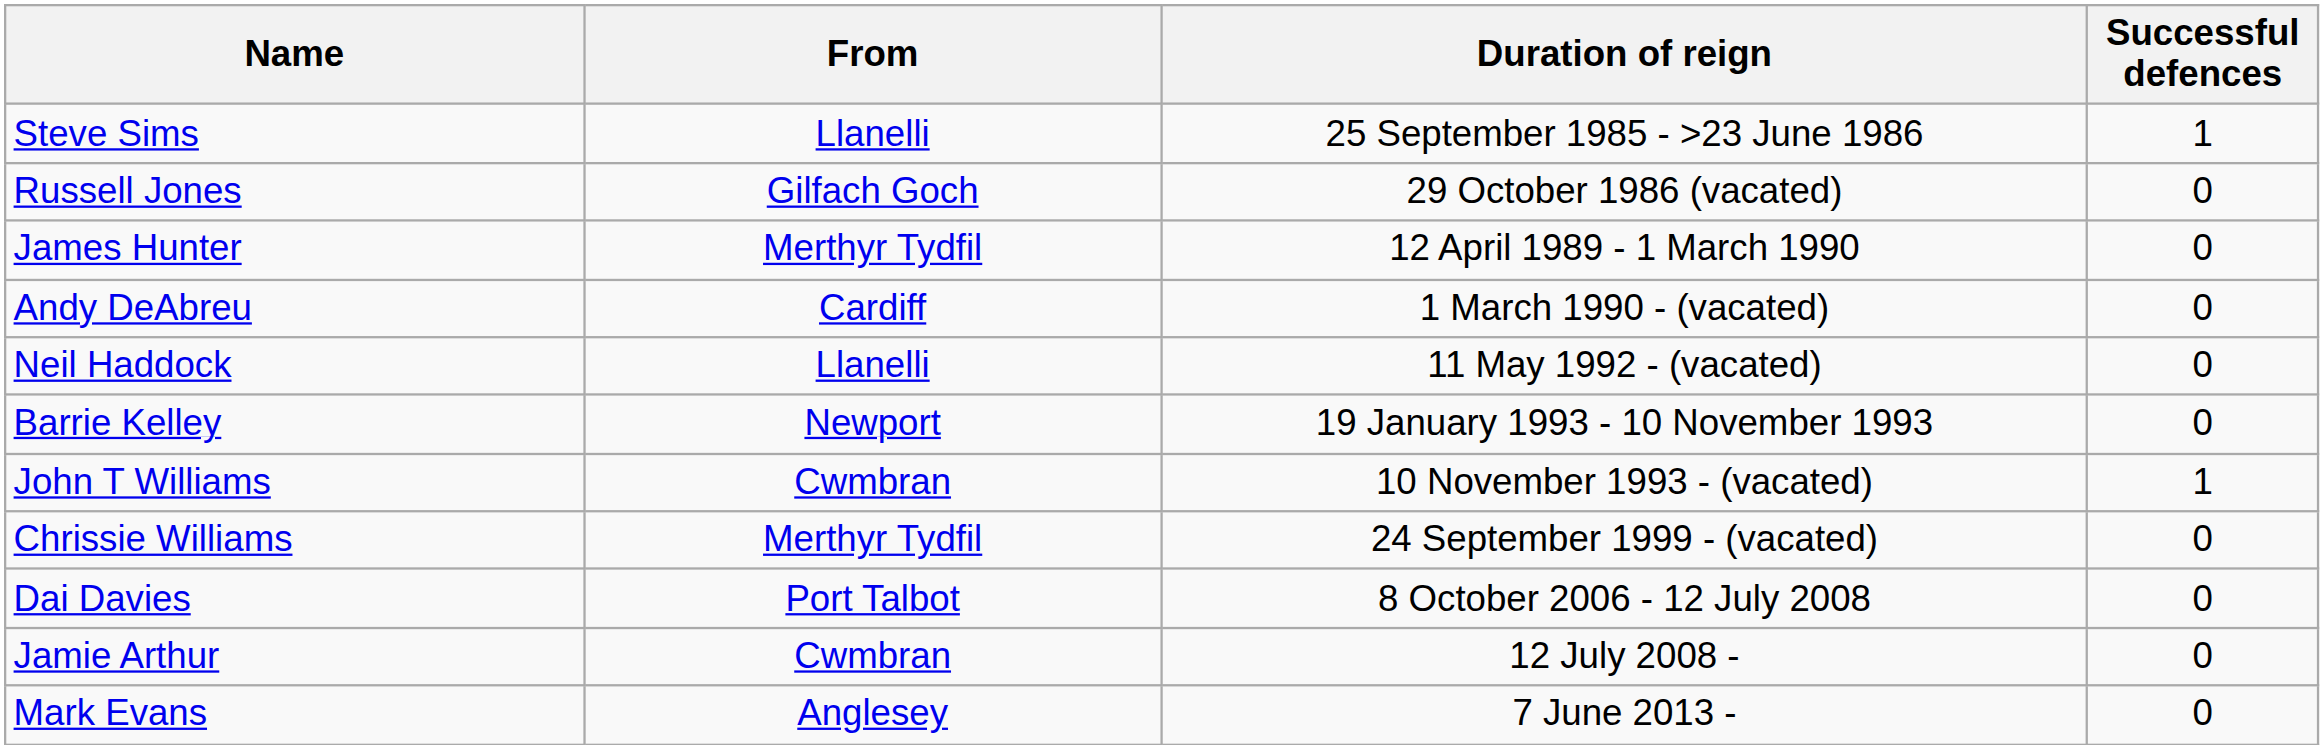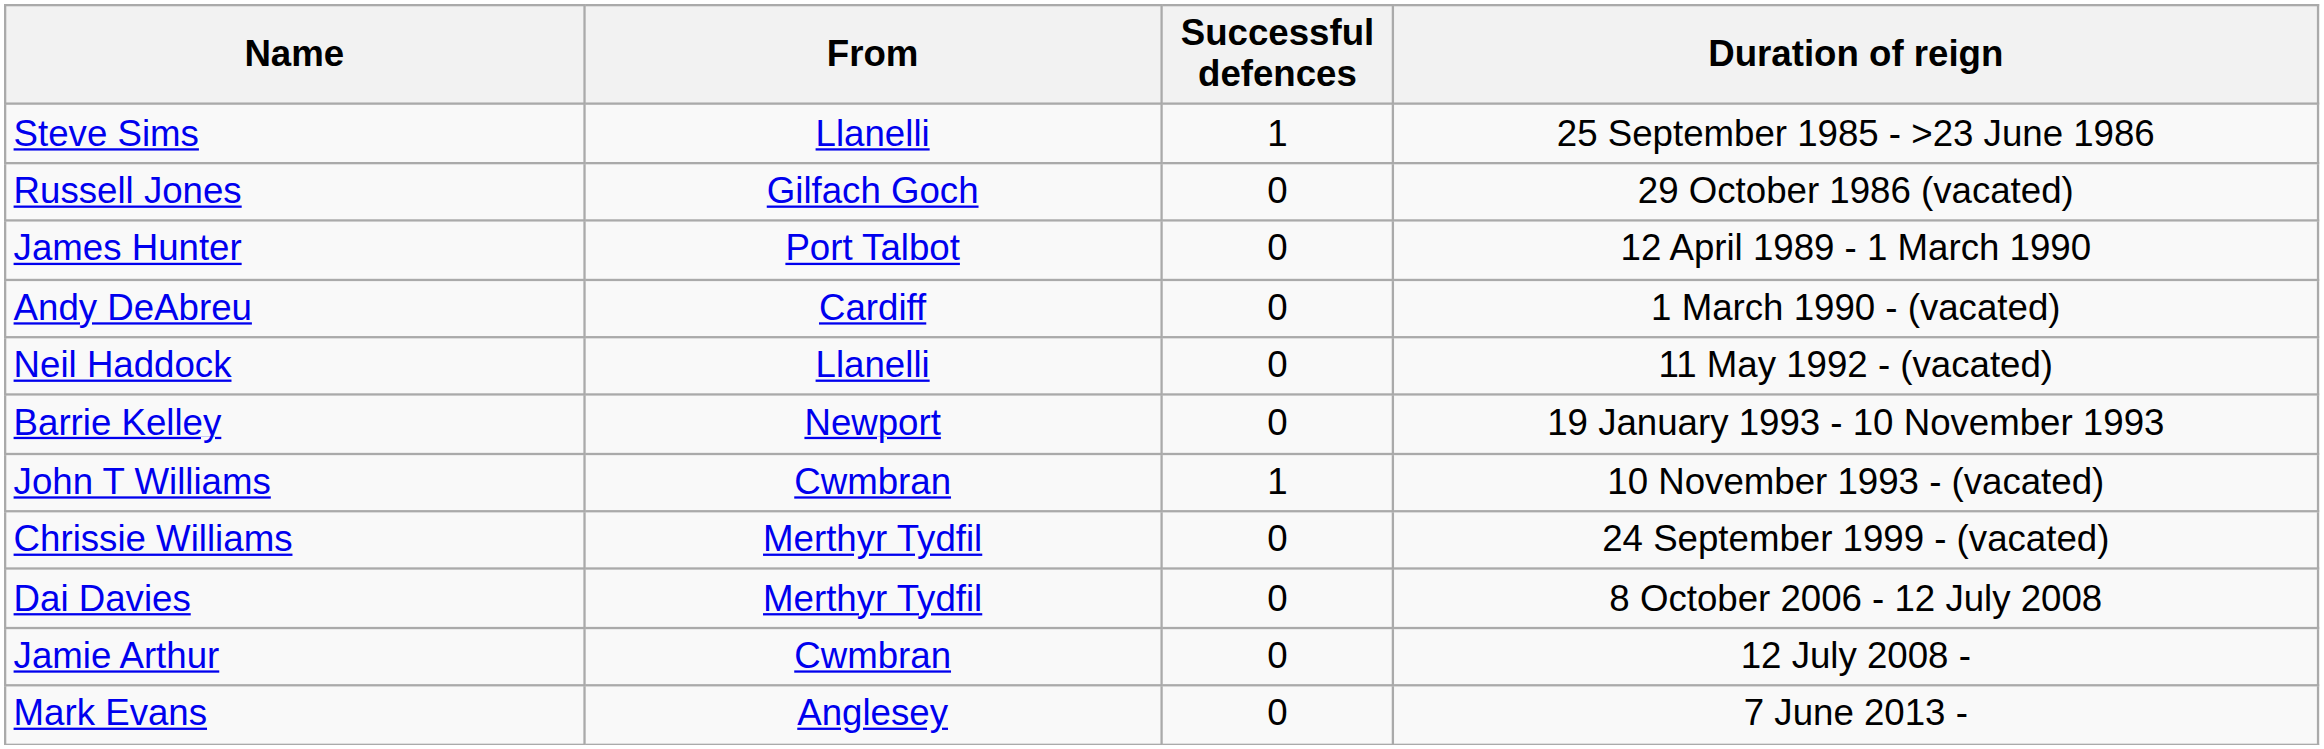columns swapped: (1624, 54) <-> (2203, 54)
(873, 249) Merthyr Tydfil -> (873, 249) Port Talbot
(873, 597) Port Talbot -> (873, 597) Merthyr Tydfil
